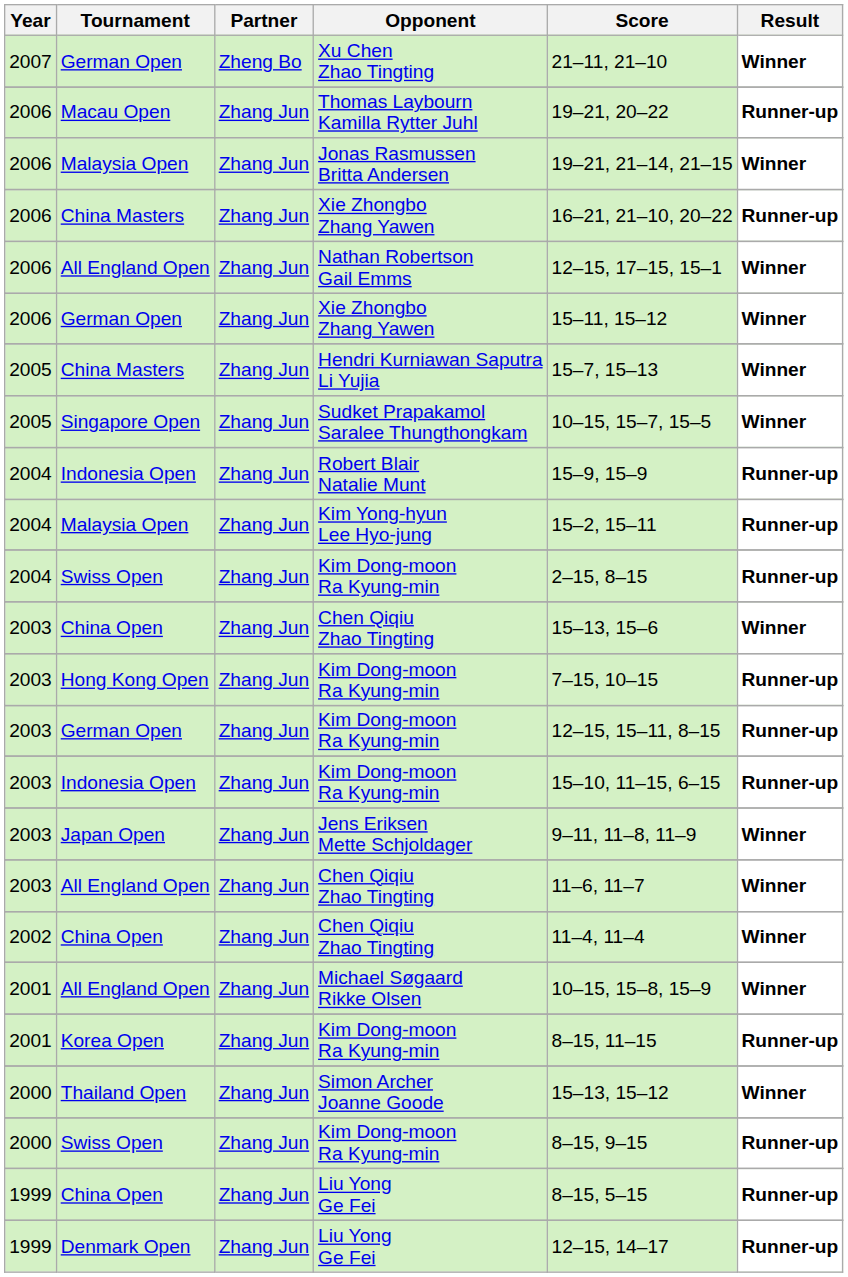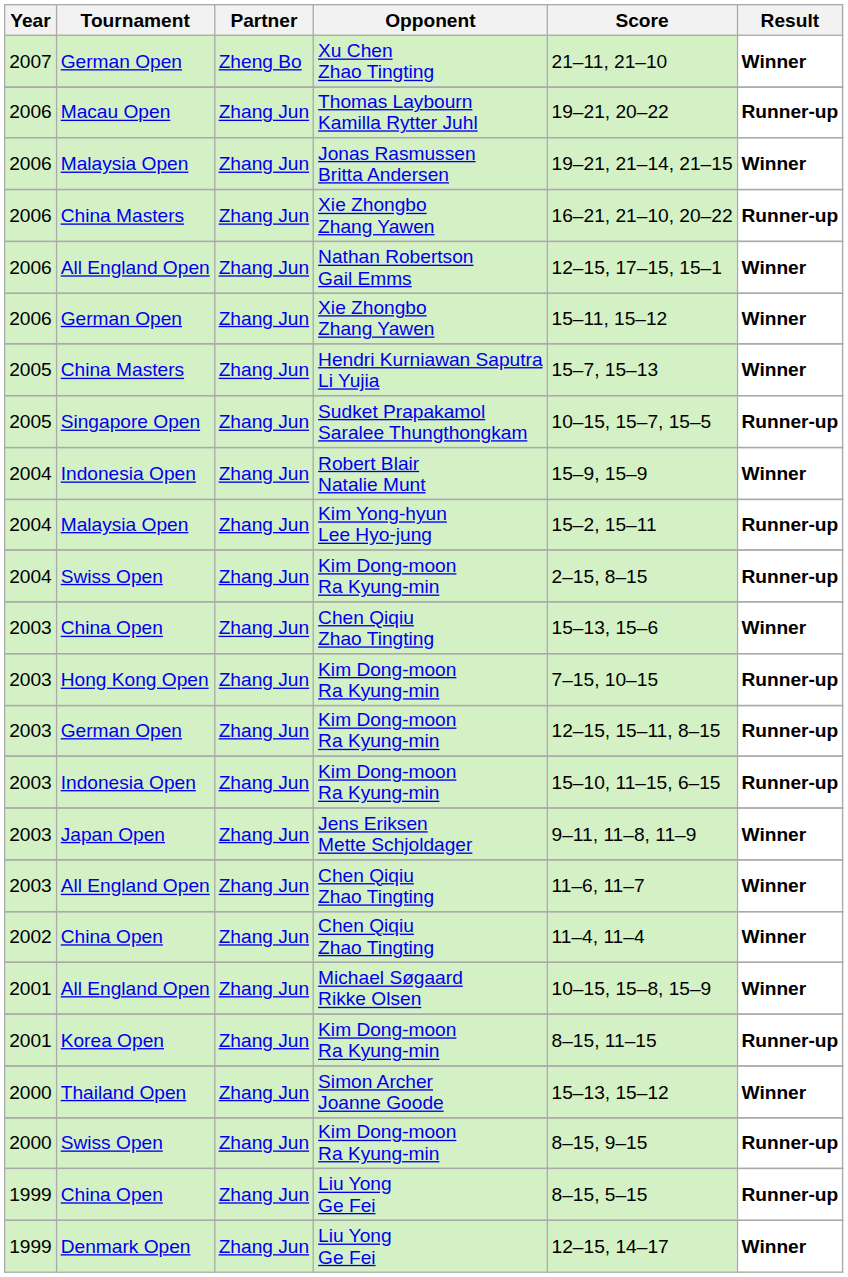(774, 422) Winner -> (790, 422) Runner-up
(790, 473) Runner-up -> (774, 473) Winner
(790, 1246) Runner-up -> (774, 1246) Winner
